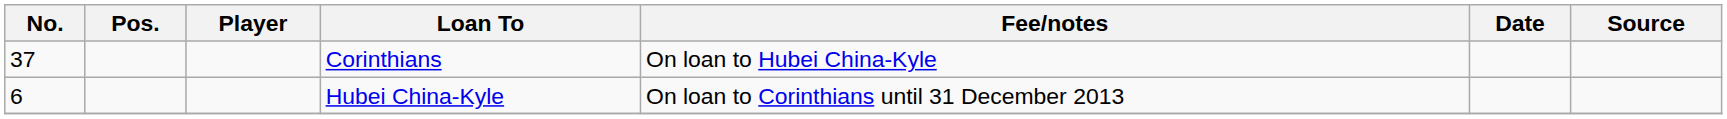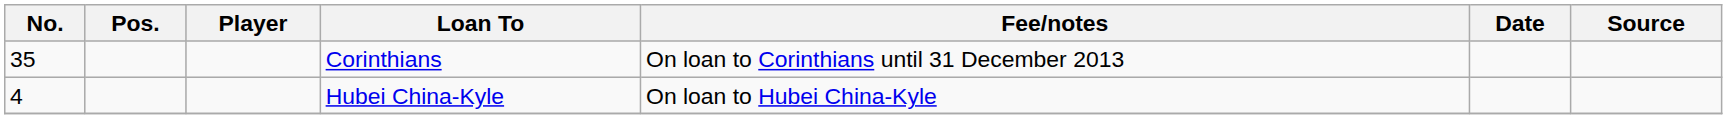(23, 59) 37 -> (23, 59) 35
(791, 59) On loan to Hubei China-Kyle -> (885, 59) On loan to Corinthians until 31 December 2013
(16, 96) 6 -> (16, 96) 4
(885, 96) On loan to Corinthians until 31 December 2013 -> (791, 96) On loan to Hubei China-Kyle
